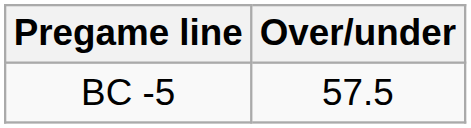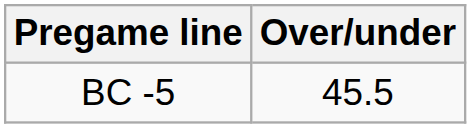(358, 92) 57.5 -> (358, 92) 45.5
